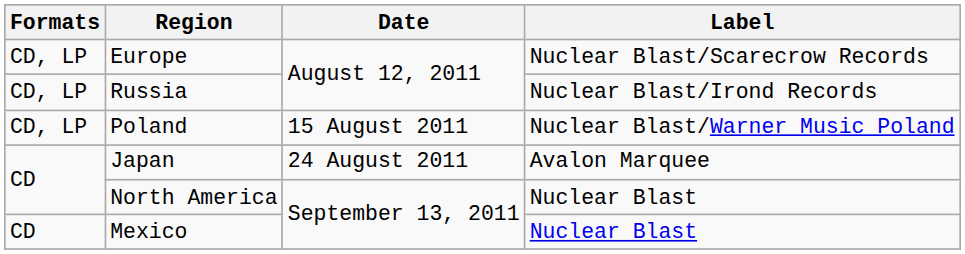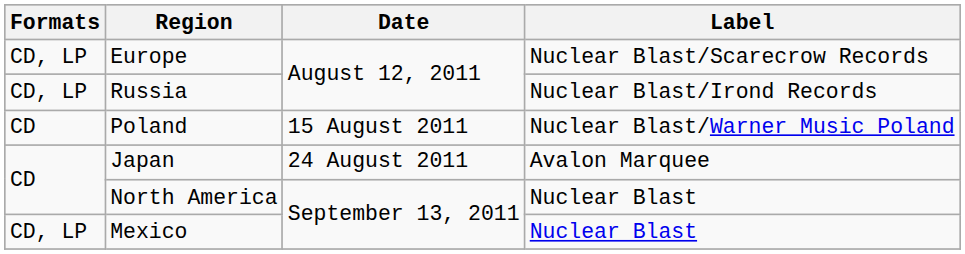(49, 127) CD, LP -> (23, 127) CD
(23, 232) CD -> (49, 232) CD, LP
